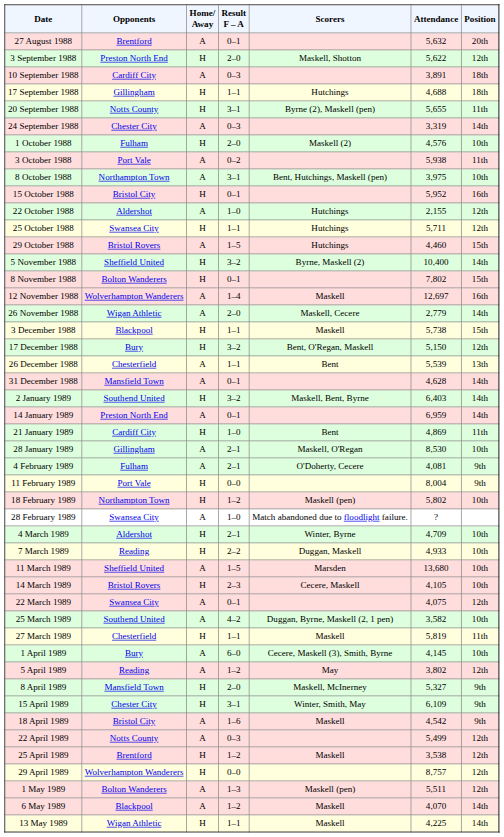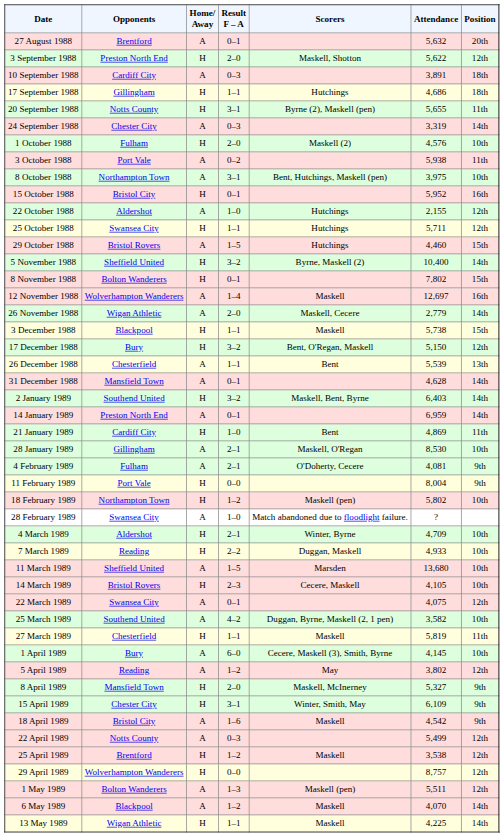(436, 92) 4,688 -> (436, 92) 4,686
